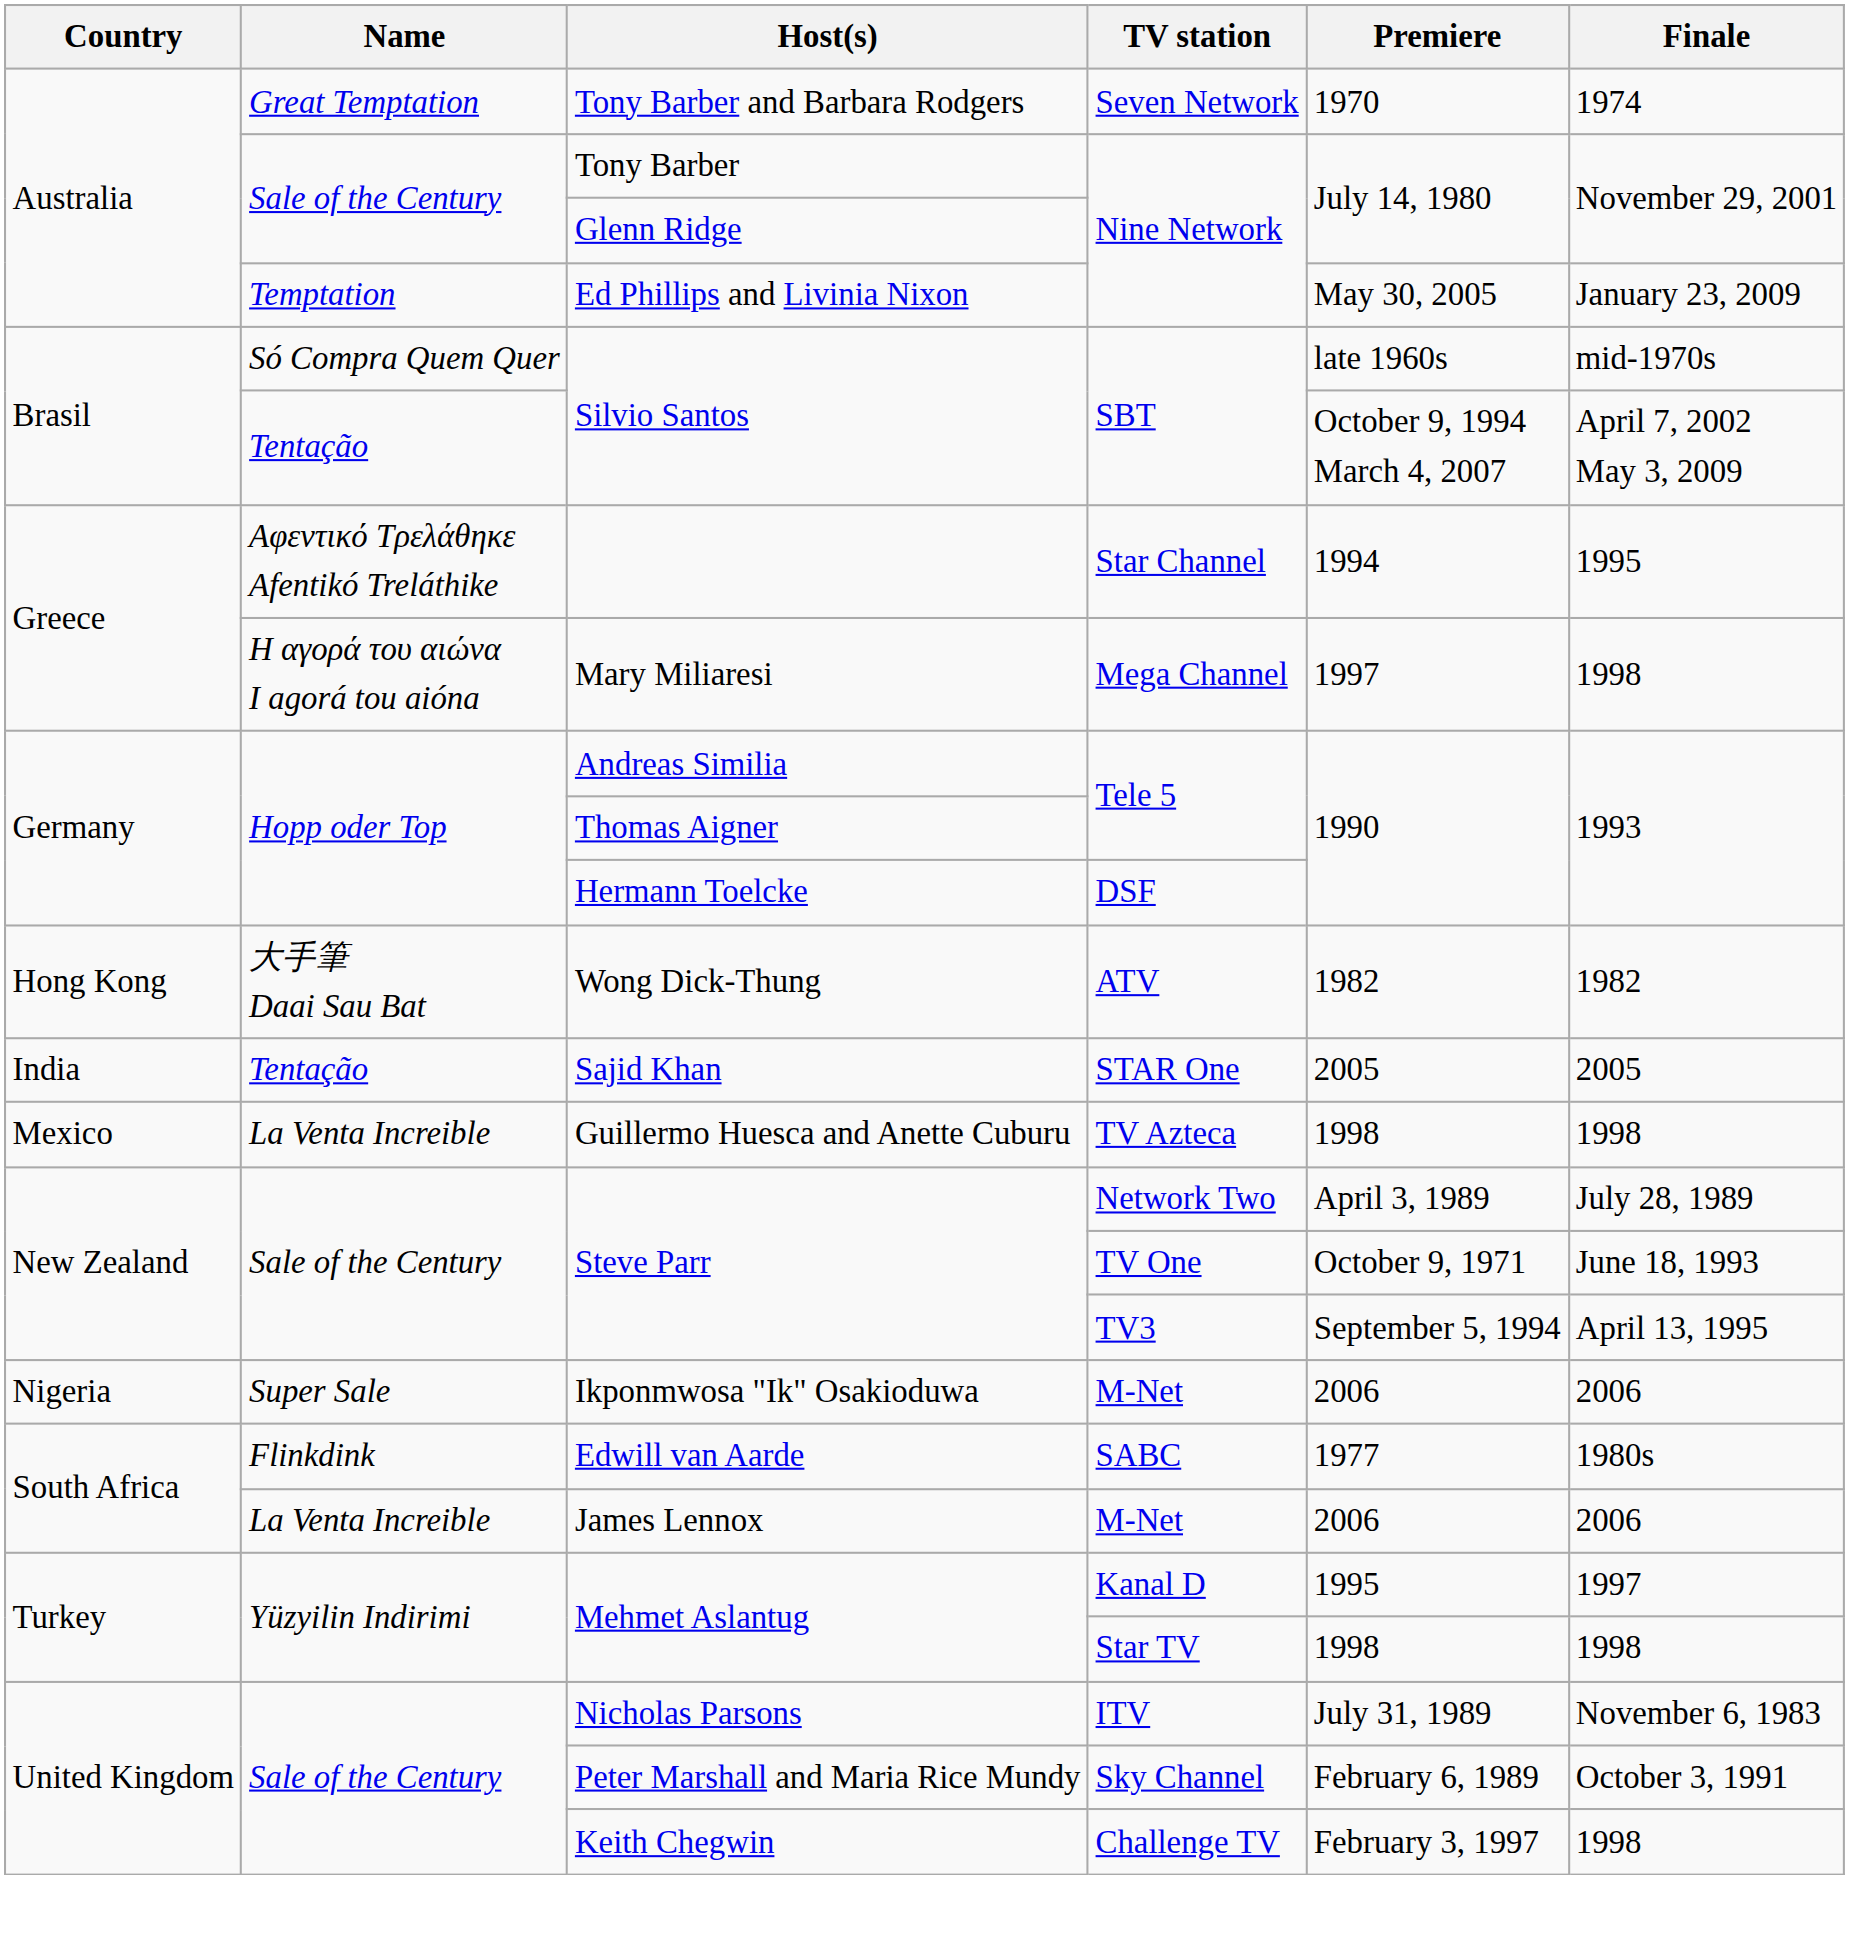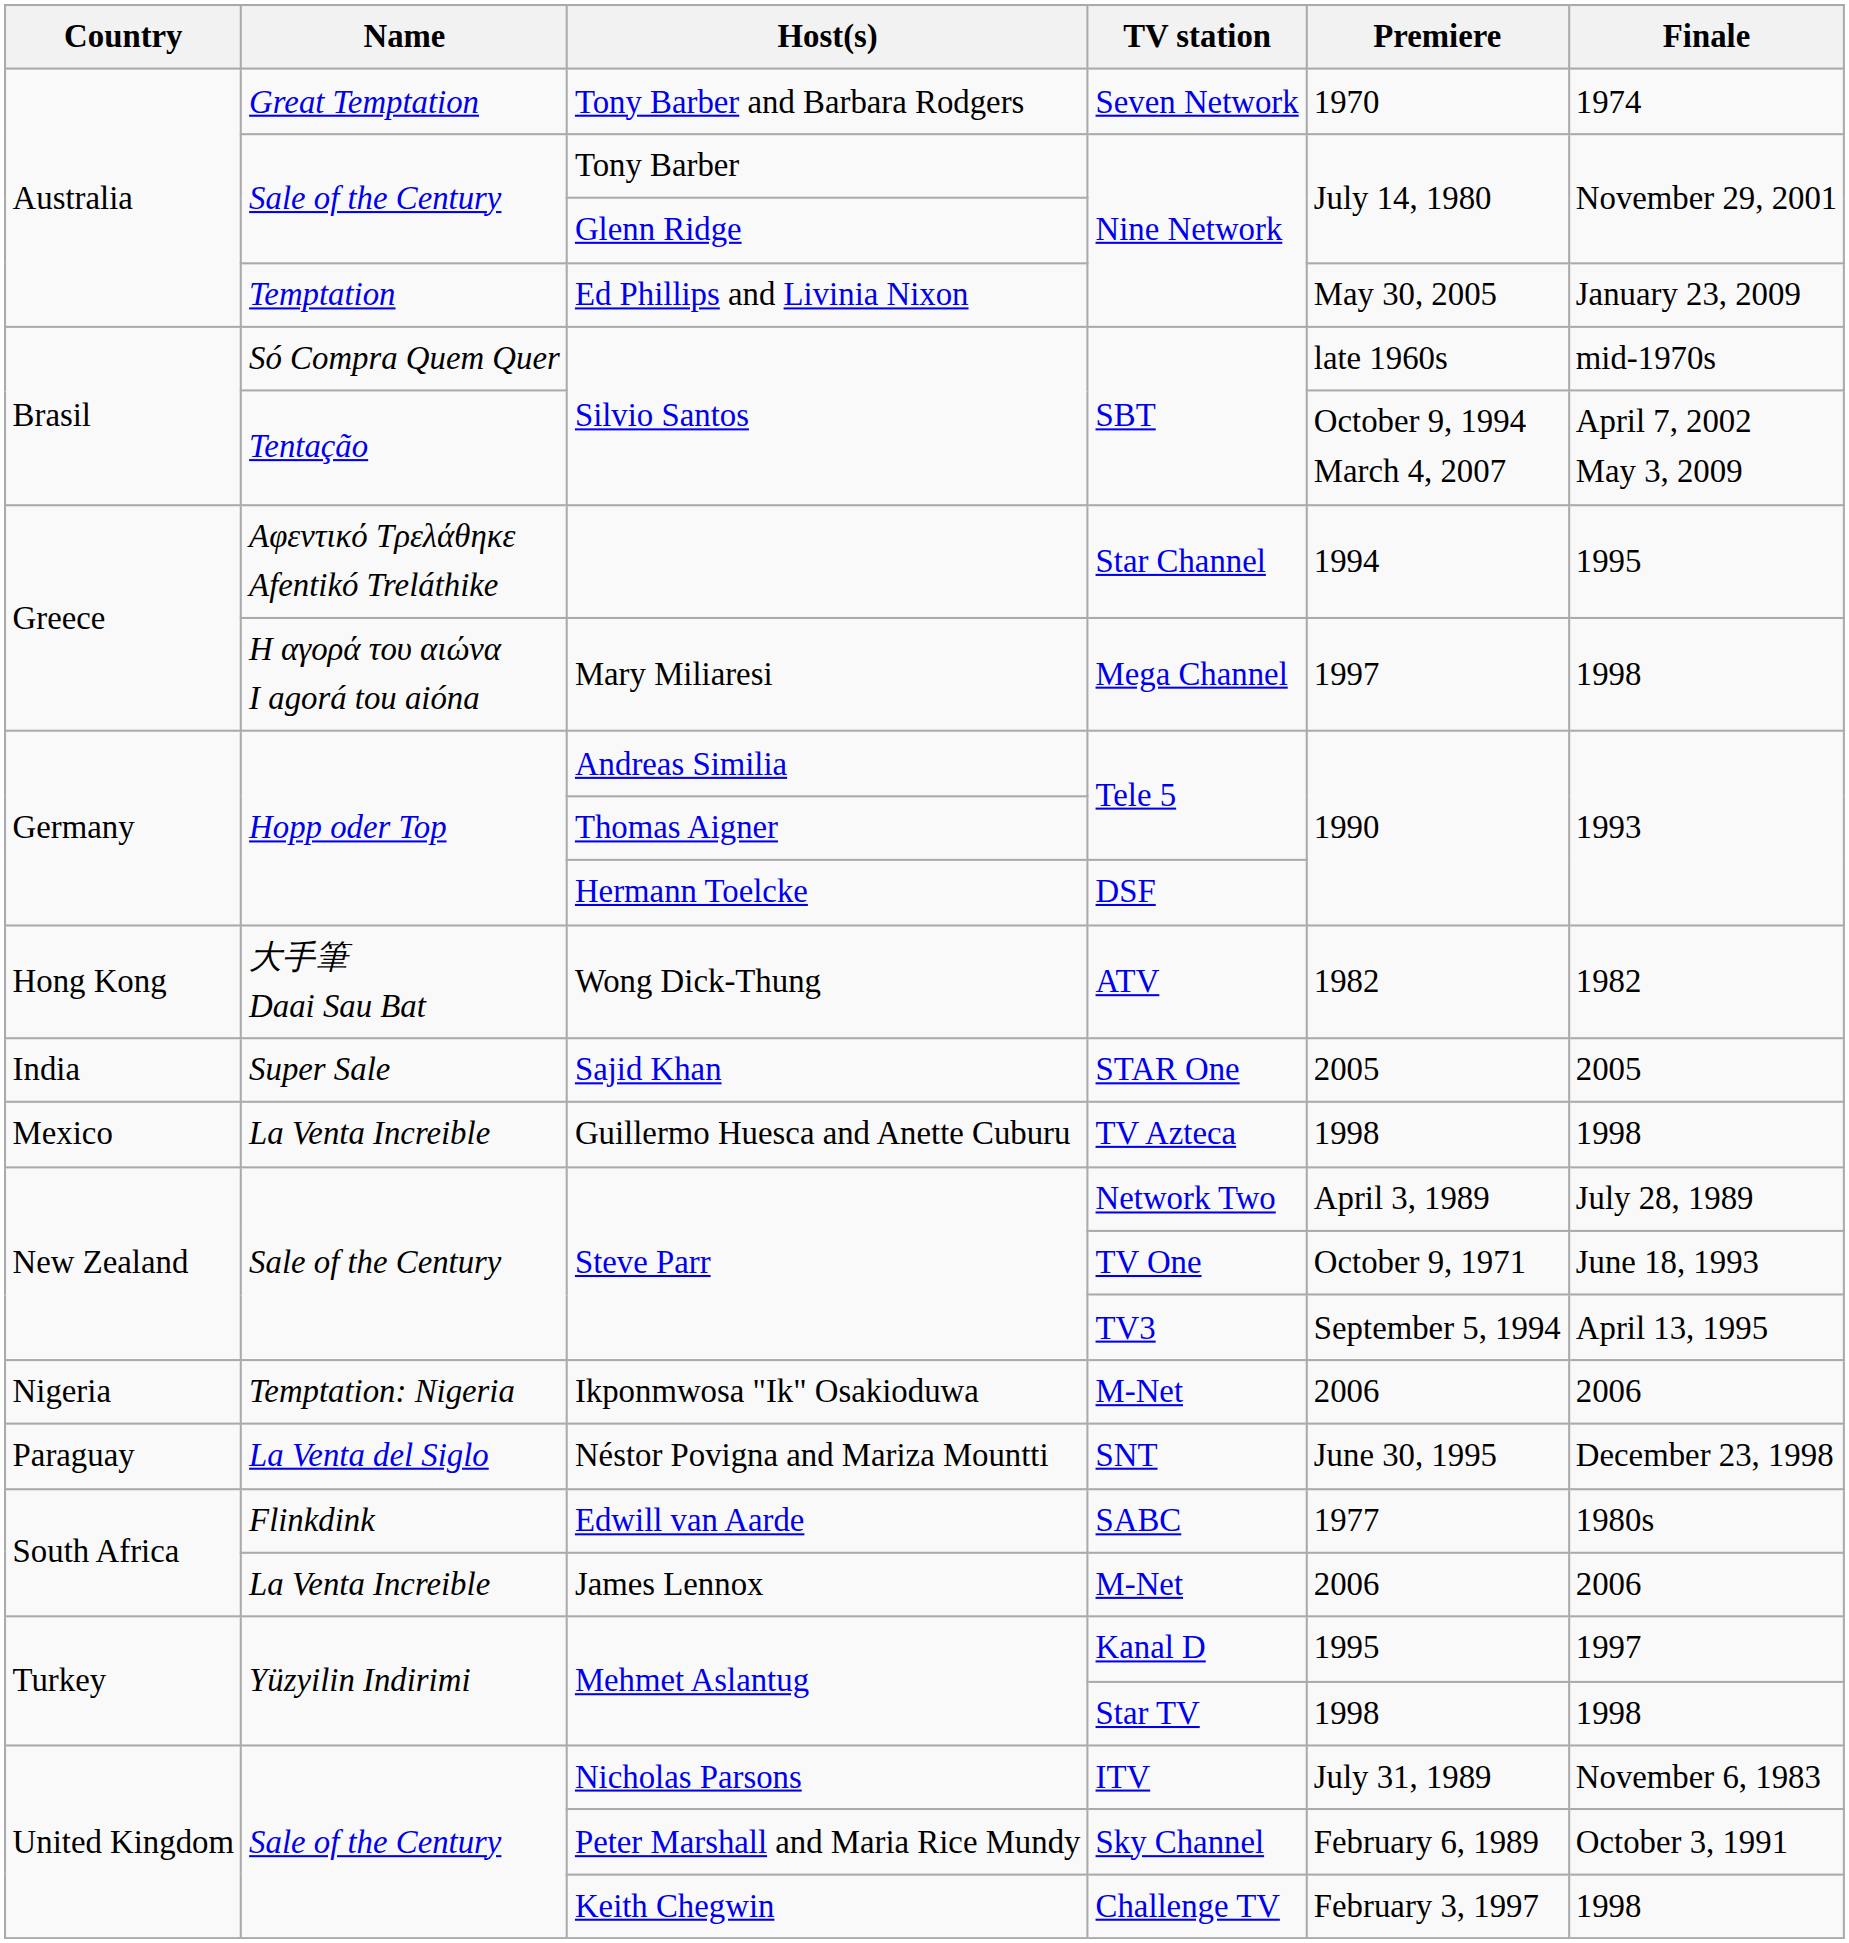(309, 1069) Tentação -> (320, 1069) Super Sale
(320, 1391) Super Sale -> (382, 1391) Temptation: Nigeria
+ row: (812, 1455)
